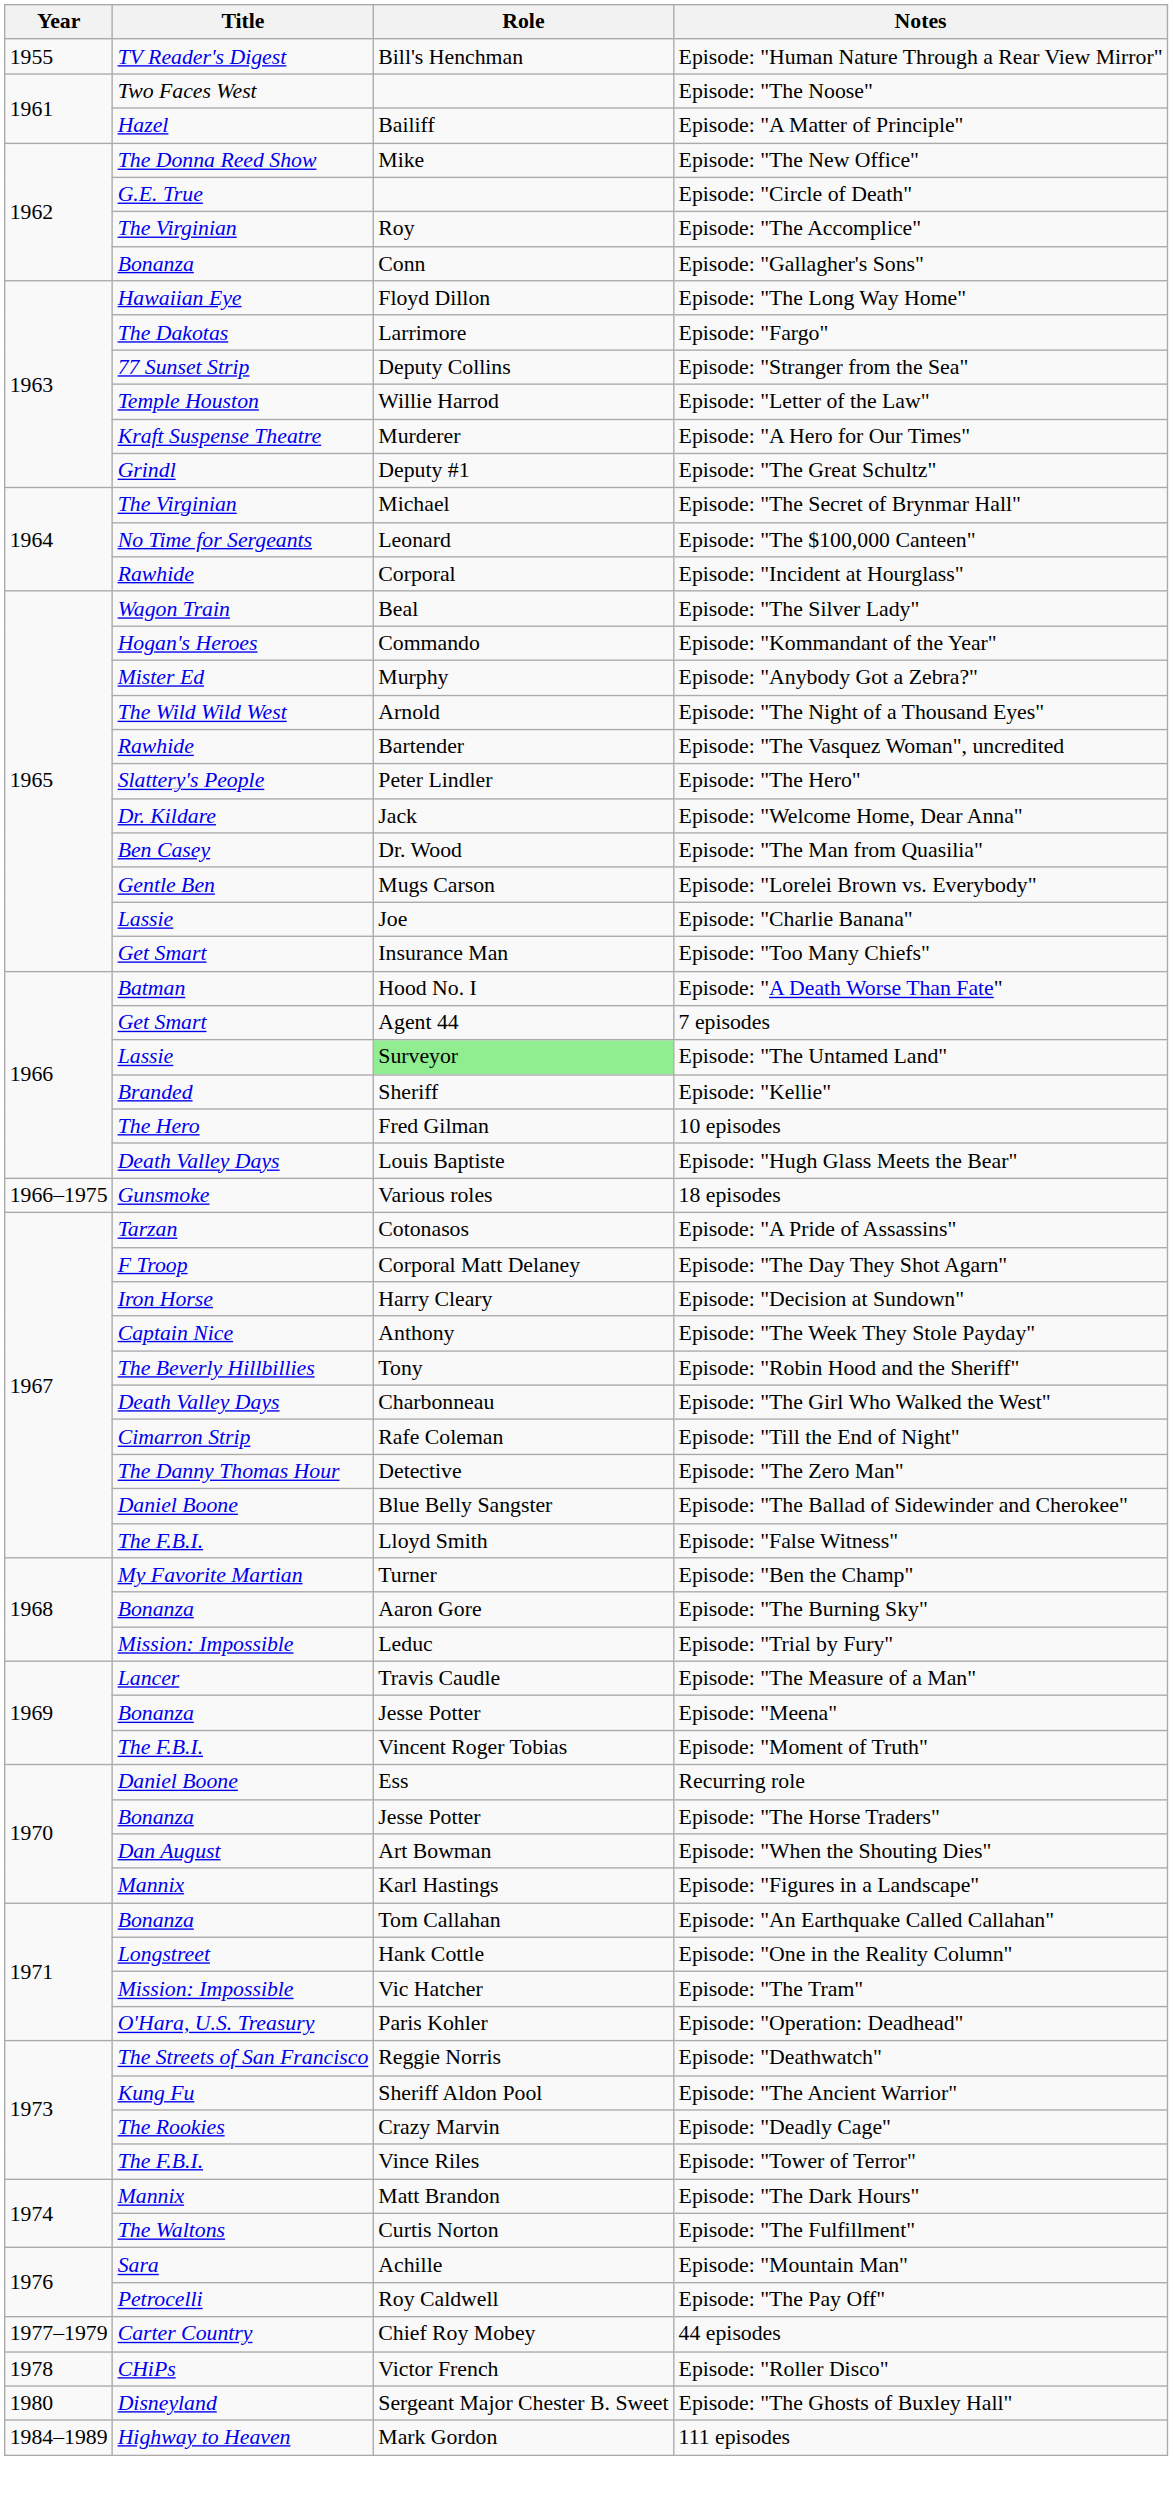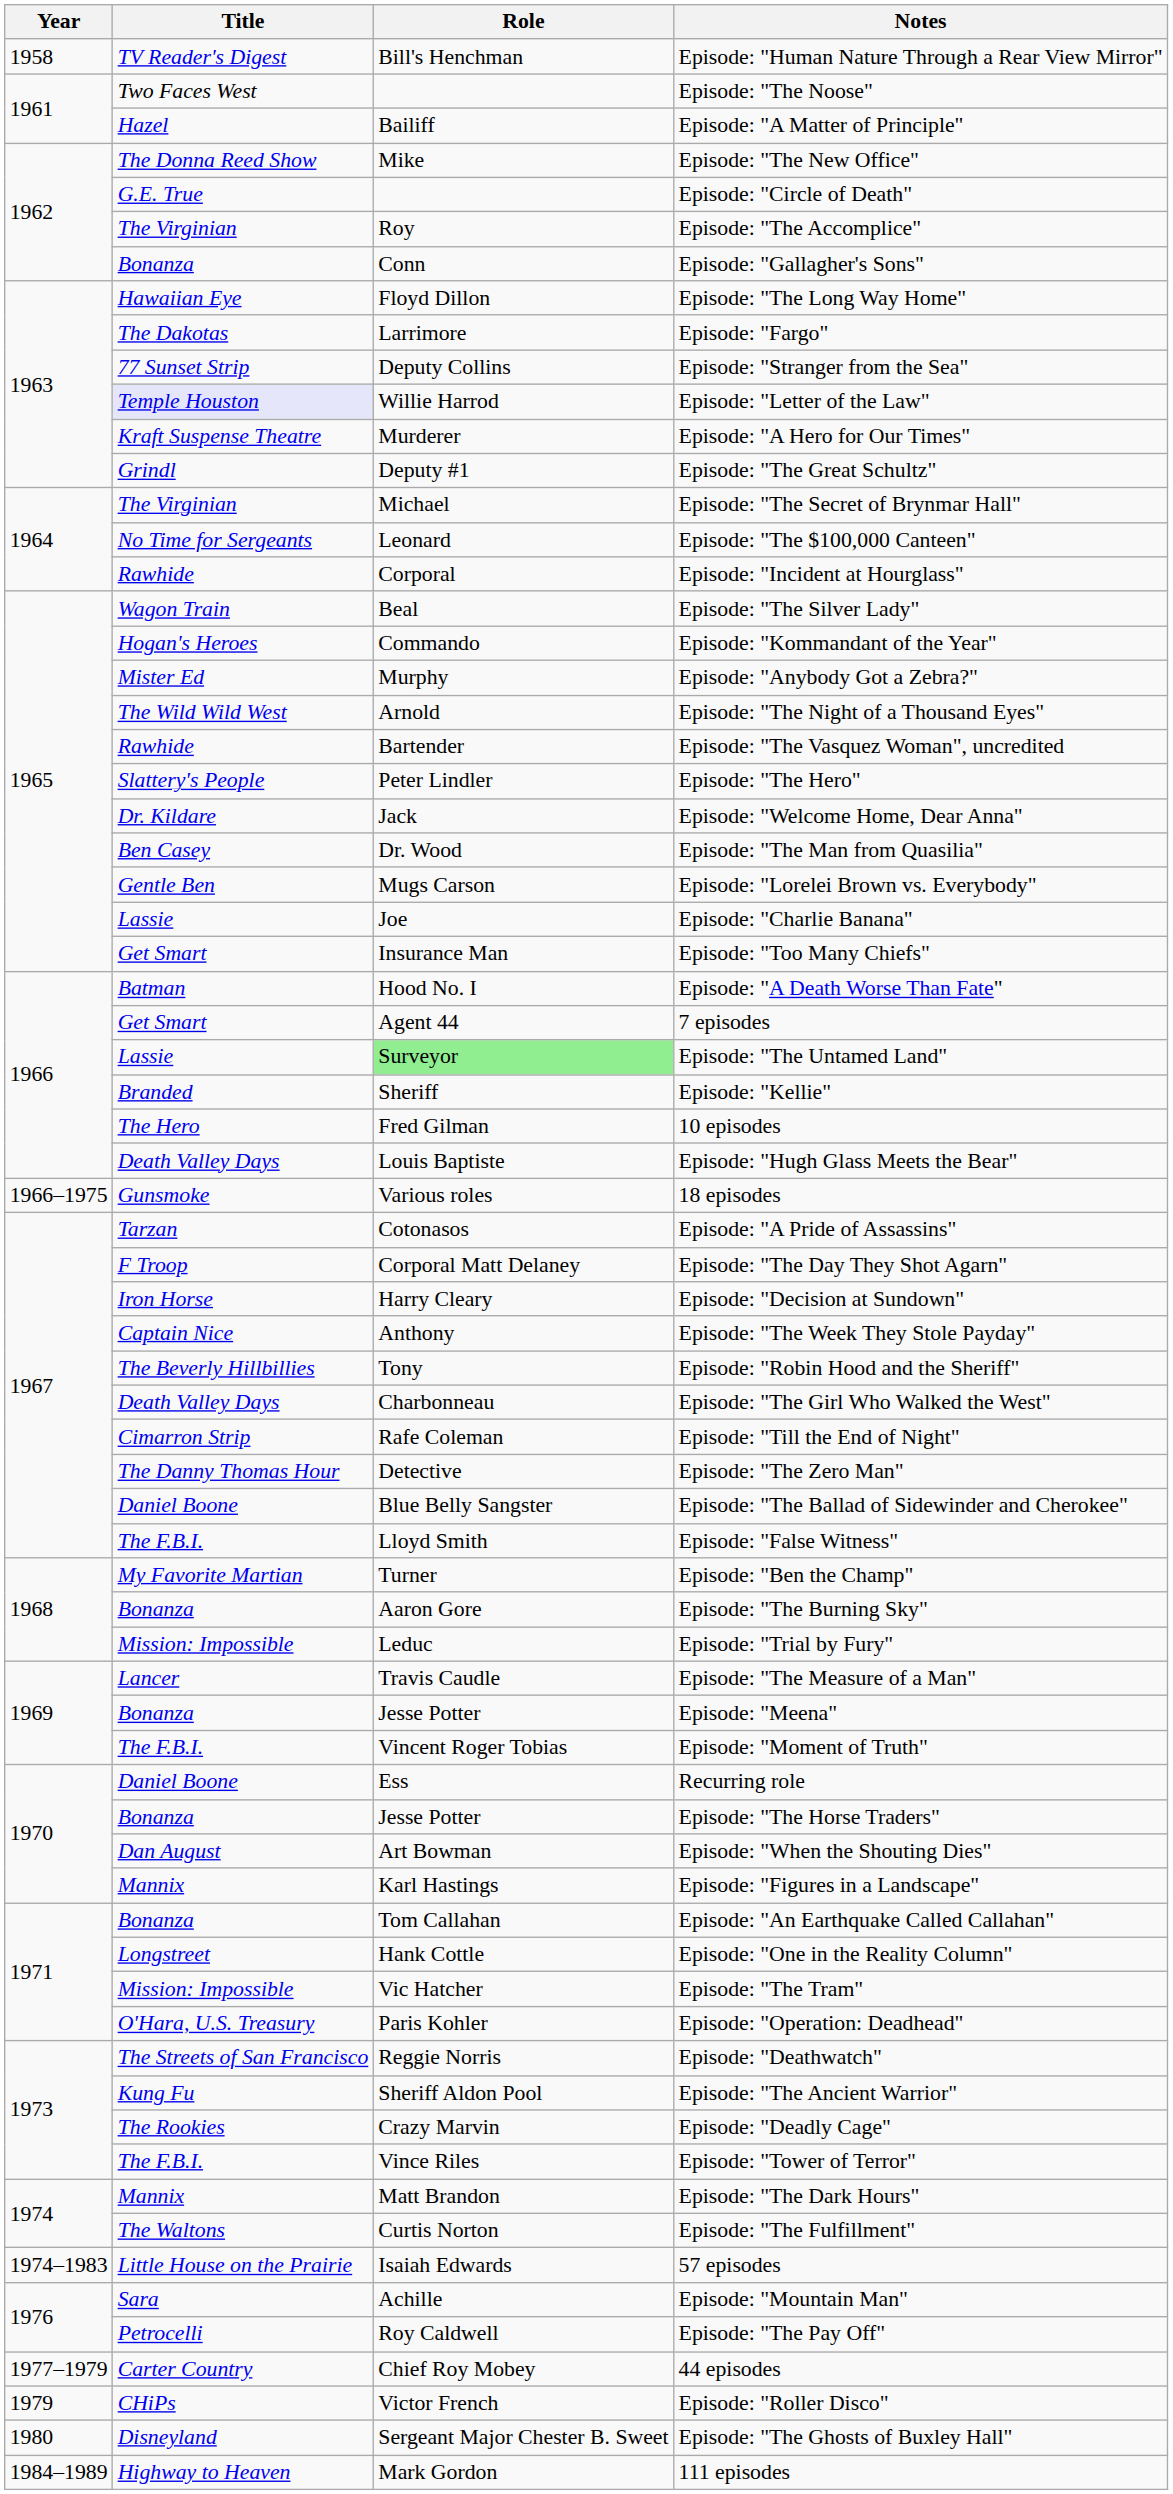(31, 56) 1955 -> (31, 56) 1958
(188, 401) no background -> (188, 401) lavender background
+ row: (730, 2264)
(31, 2368) 1978 -> (31, 2402) 1979
